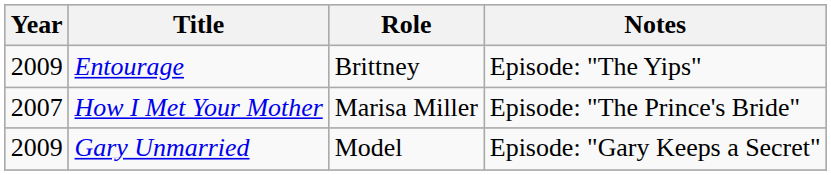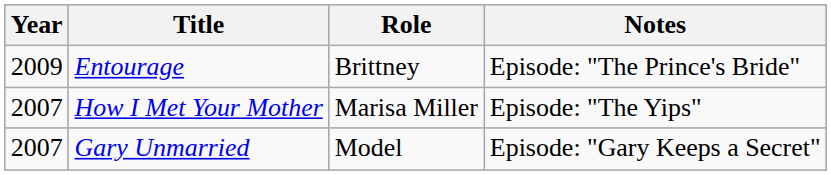(596, 66) Episode: "The Yips" -> (645, 66) Episode: "The Prince's Bride"
(645, 107) Episode: "The Prince's Bride" -> (596, 107) Episode: "The Yips"
(37, 148) 2009 -> (37, 148) 2007
